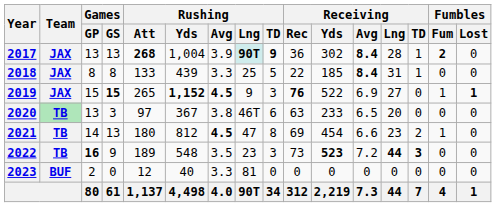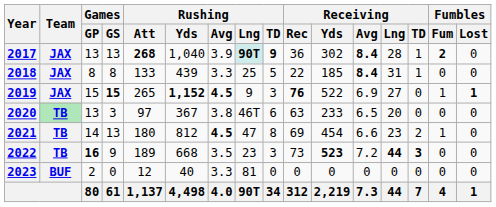(187, 54) 1,004 -> (187, 54) 1,040
(187, 152) 548 -> (187, 152) 668
